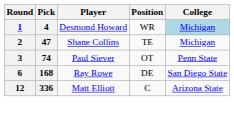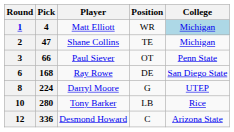(93, 27) Desmond Howard -> (93, 27) Matt Elliott
(46, 58) 74 -> (46, 58) 66
+ row: (20, 88)
+ row: (20, 104)
(93, 88) Matt Elliott -> (93, 119) Desmond Howard
